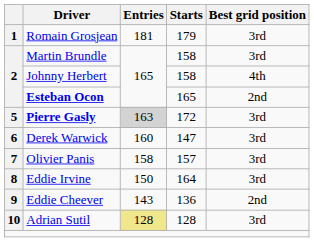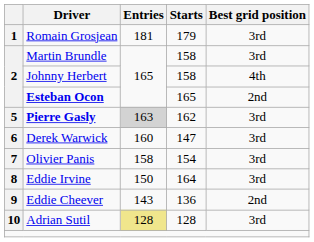(186, 117) 172 -> (186, 117) 162
(186, 158) 157 -> (186, 158) 154
